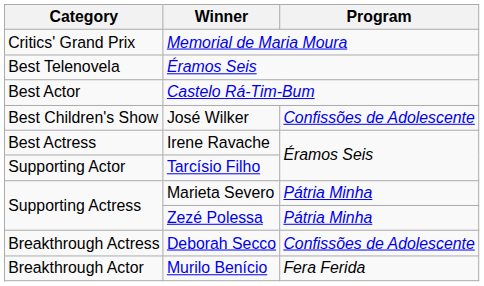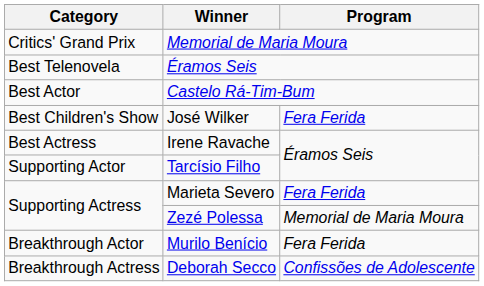(379, 117) Confissões de Adolescente -> (324, 117) Fera Ferida
(328, 192) Pátria Minha -> (324, 192) Fera Ferida
(328, 218) Pátria Minha -> (374, 218) Memorial de Maria Moura
rows swapped: (217, 268) <-> (221, 243)
